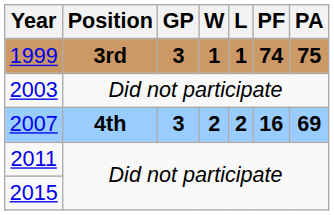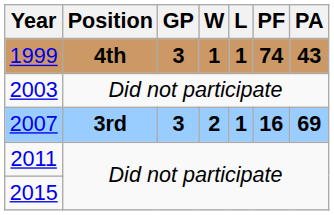(110, 55) 3rd -> (110, 55) 4th
(309, 55) 75 -> (309, 55) 43
(110, 124) 4th -> (110, 124) 3rd
(241, 124) 2 -> (241, 124) 1
